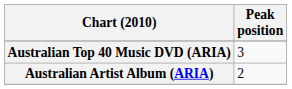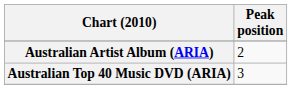rows swapped: (119, 73) <-> (119, 52)
